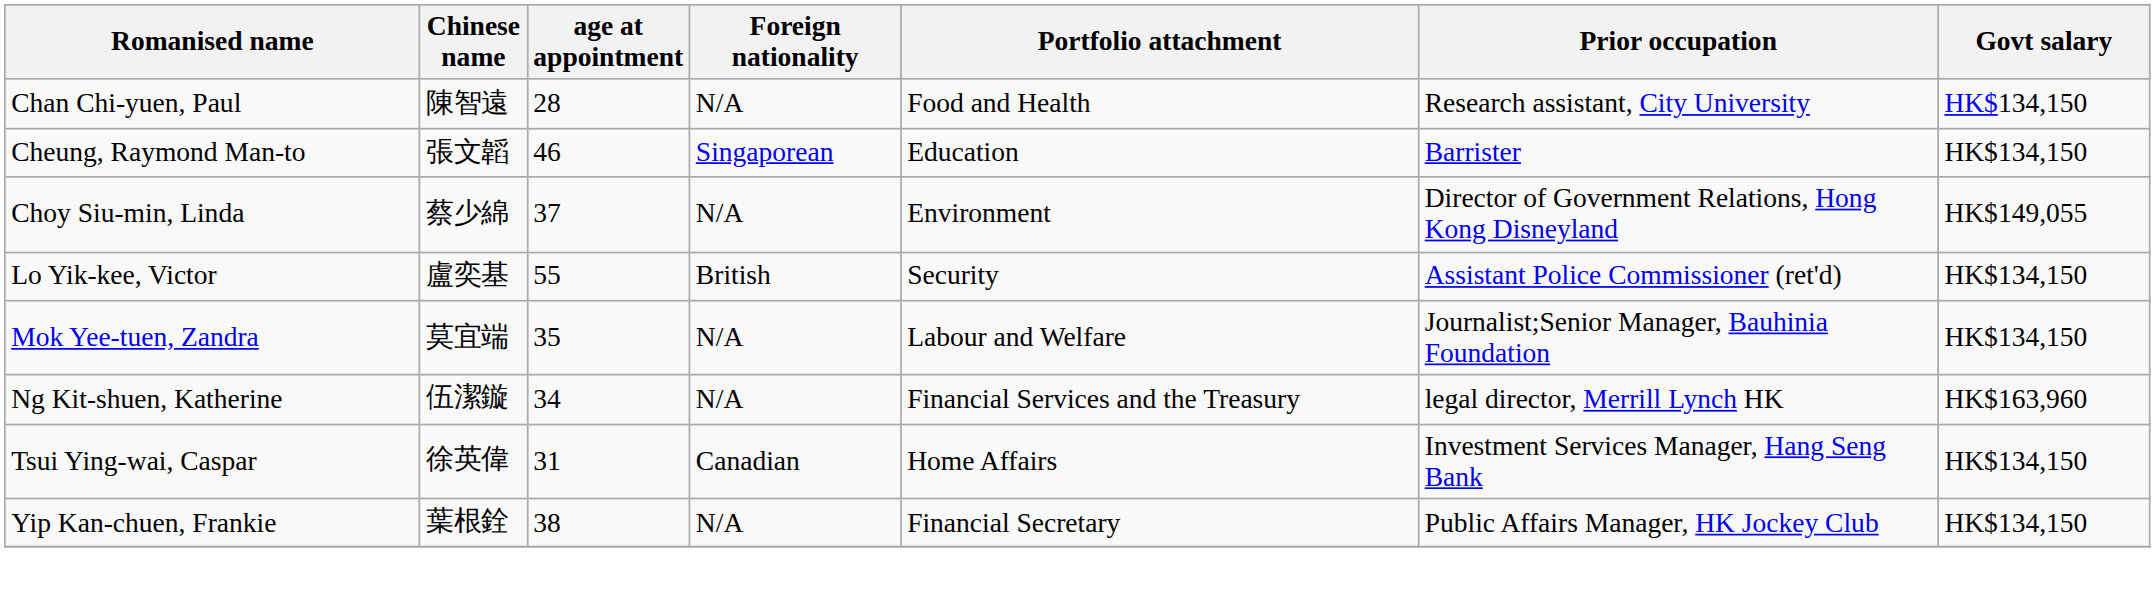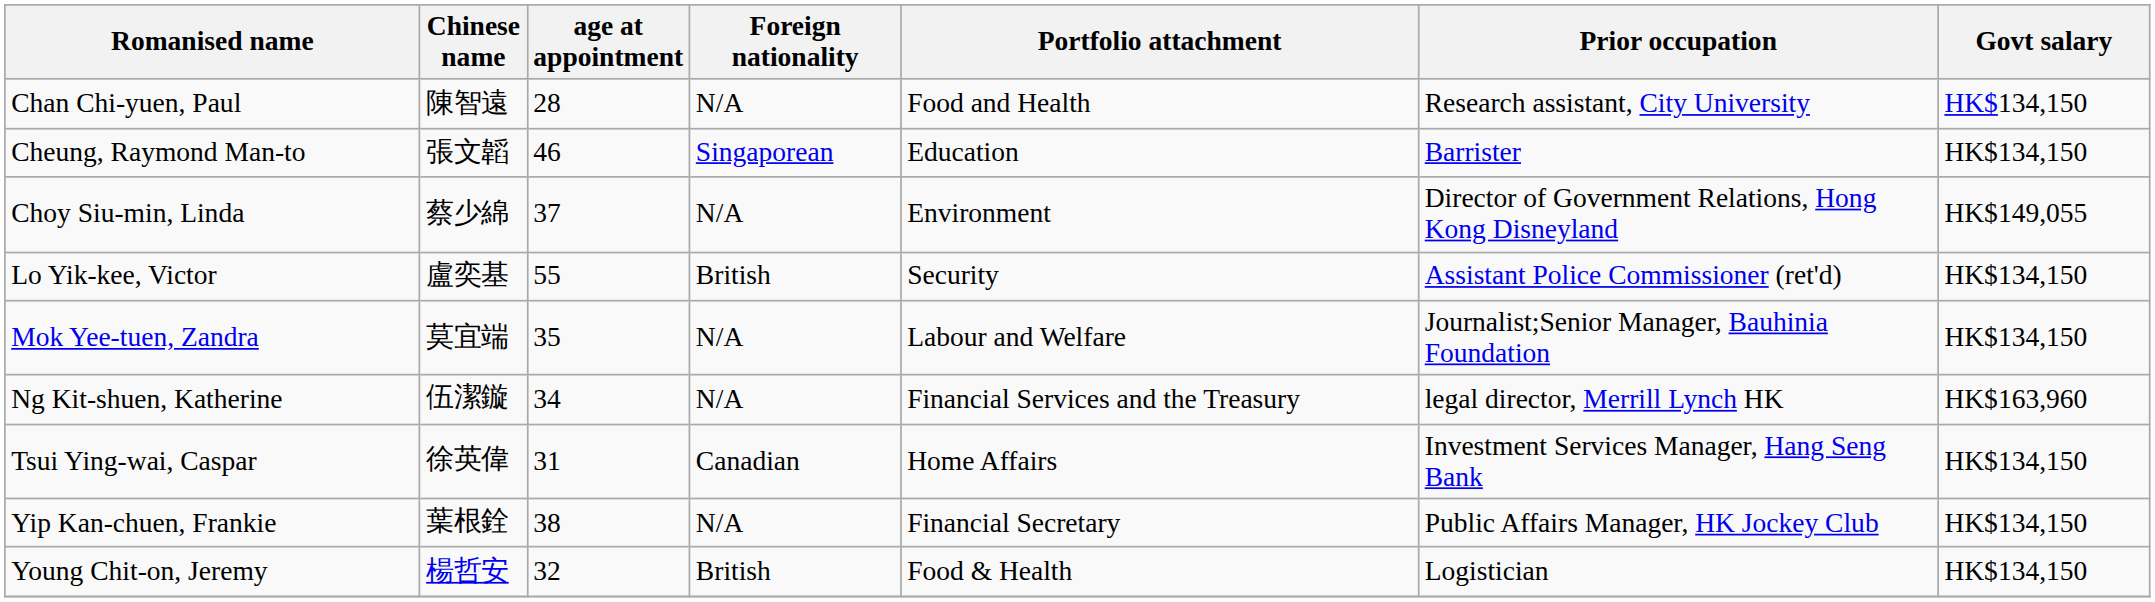+ row: (139, 571)
